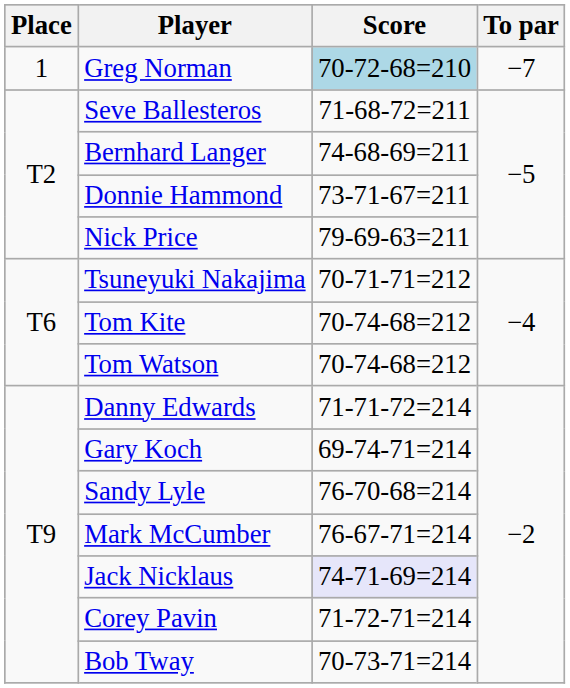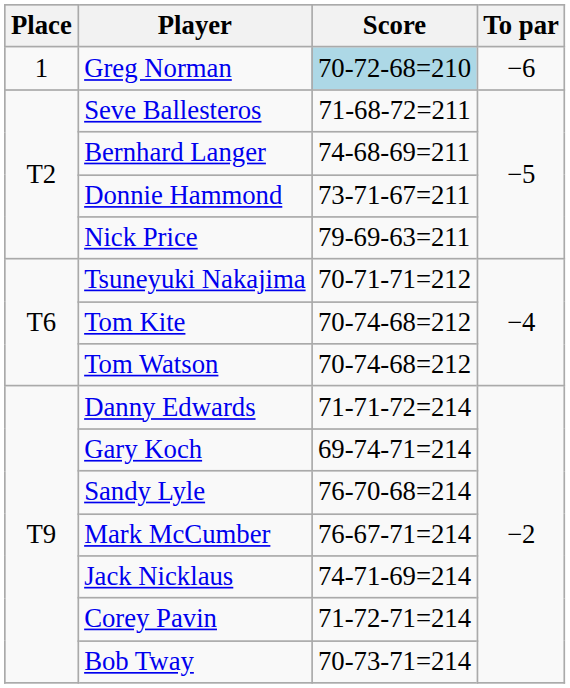(521, 68) −7 -> (521, 68) −6
(394, 576) lavender background -> (394, 576) no background
